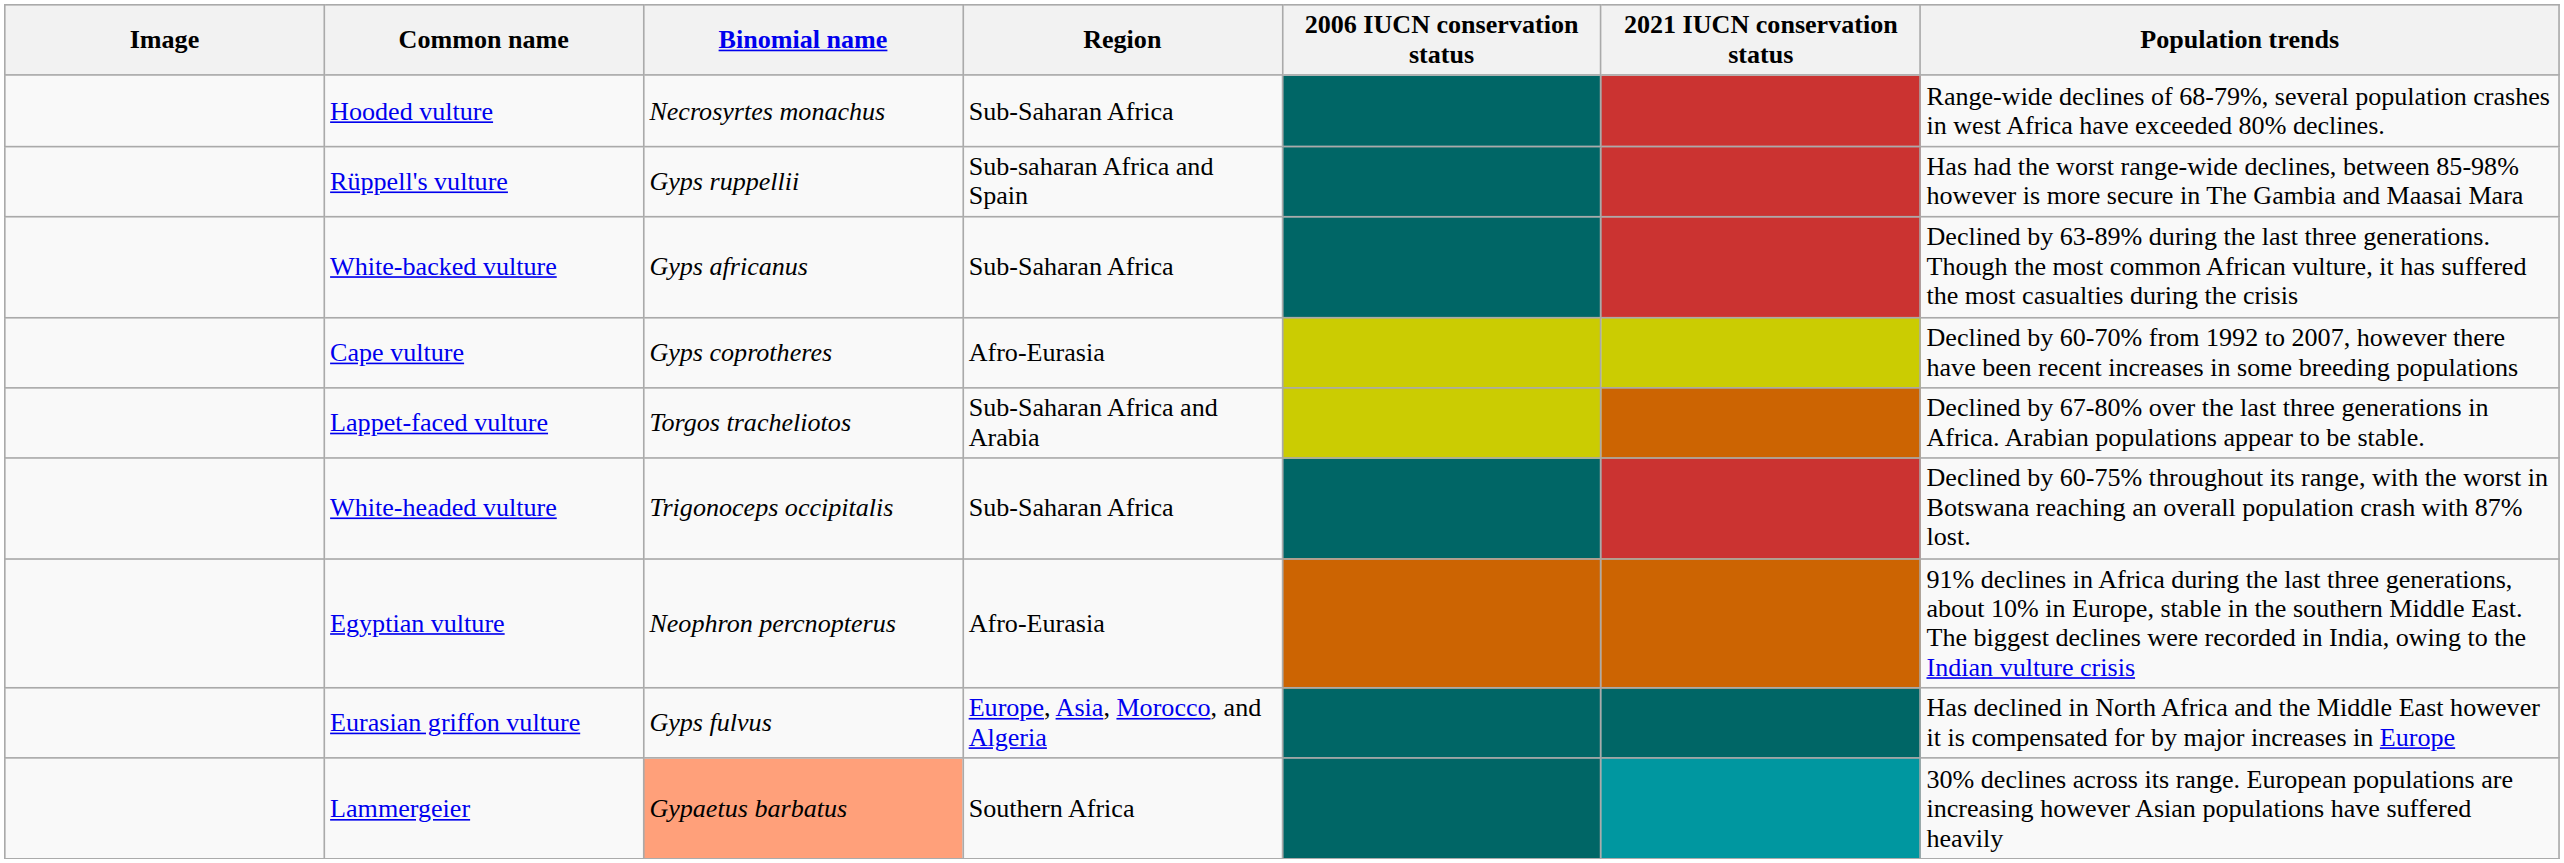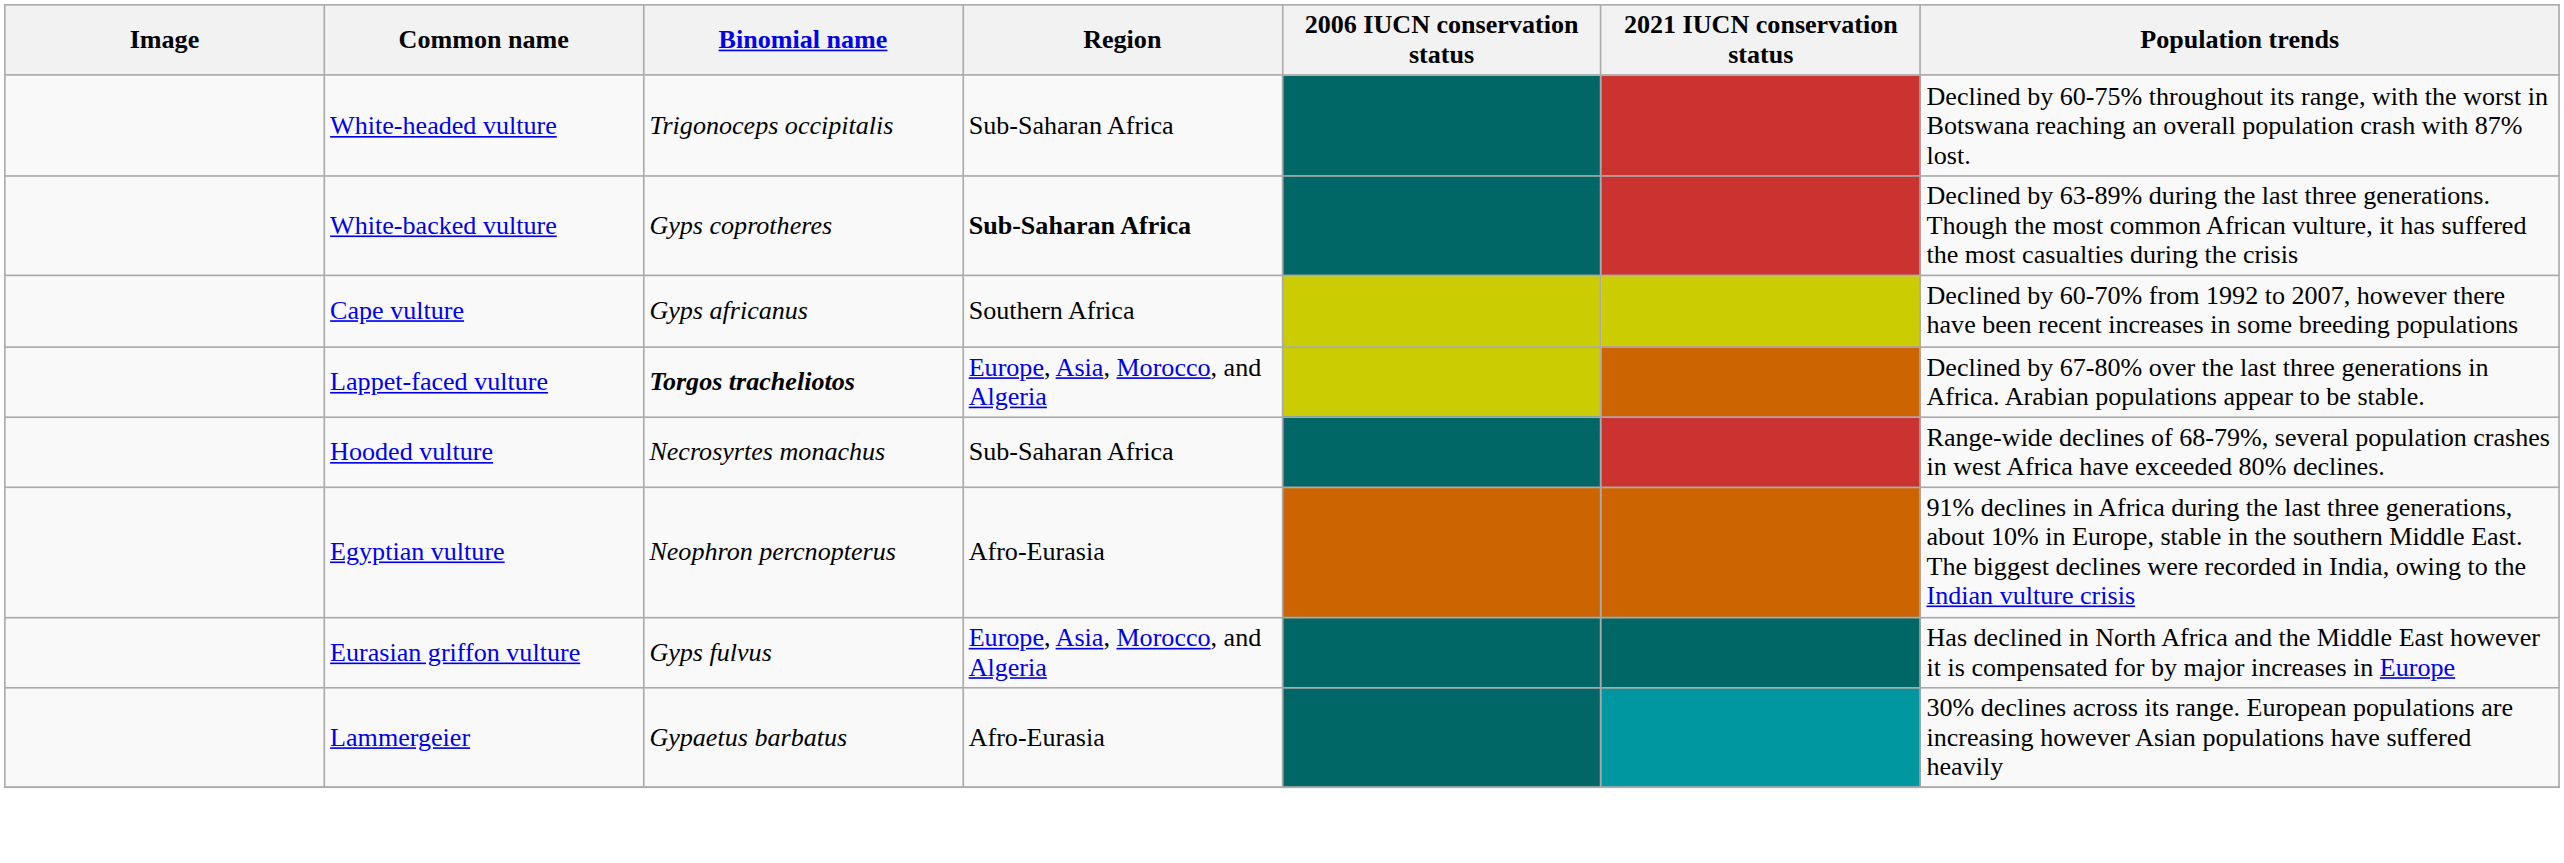rows swapped: (412, 110) <-> (443, 508)
- row: (419, 181)
(729, 266) Gyps africanus -> (741, 225) Gyps coprotheres
(1071, 266) normal -> (1080, 225) bold
(741, 351) Gyps coprotheres -> (729, 310) Gyps africanus
(1037, 351) Afro-Eurasia -> (1052, 310) Southern Africa
(750, 422) normal -> (752, 381) bold
(1093, 422) Sub-Saharan Africa and Arabia -> (1115, 381) Europe, Asia, Morocco, and Algeria
(748, 808) lightsalmon background -> (748, 737) no background
(1052, 808) Southern Africa -> (1037, 737) Afro-Eurasia
